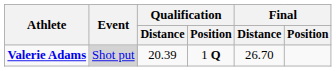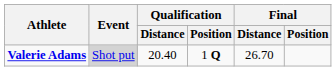(162, 56) 20.39 -> (162, 56) 20.40
